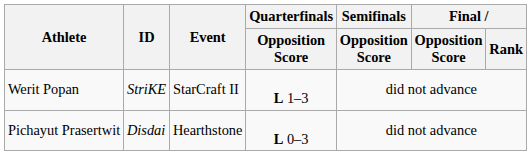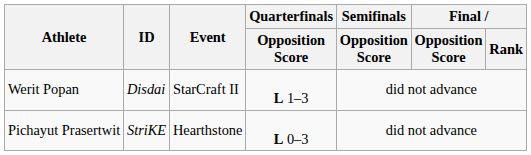(147, 89) StriKE -> (146, 89) Disdai
(146, 130) Disdai -> (147, 130) StriKE
